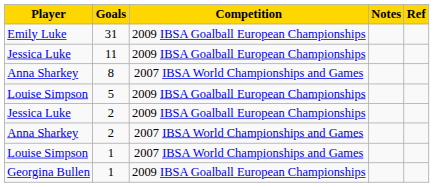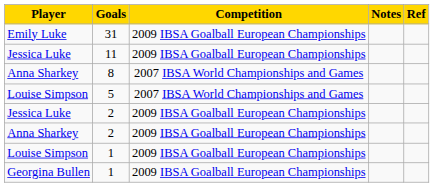(249, 93) 2009 IBSA Goalball European Championships -> (249, 93) 2007 IBSA World Championships and Games
(249, 133) 2007 IBSA World Championships and Games -> (249, 133) 2009 IBSA Goalball European Championships
(249, 152) 2007 IBSA World Championships and Games -> (249, 152) 2009 IBSA Goalball European Championships
